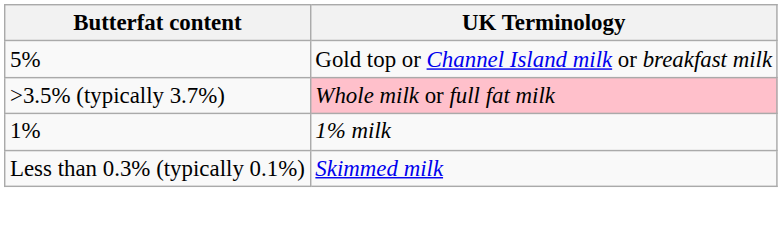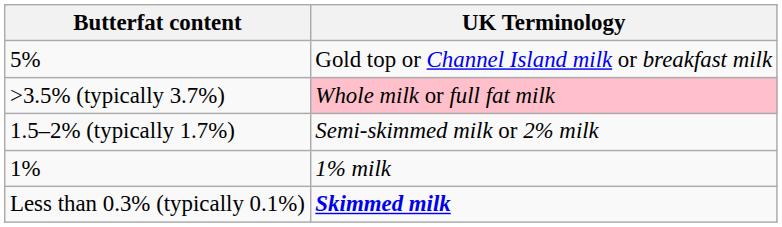+ row: (122, 131)
(379, 167) normal -> (383, 204) bold
